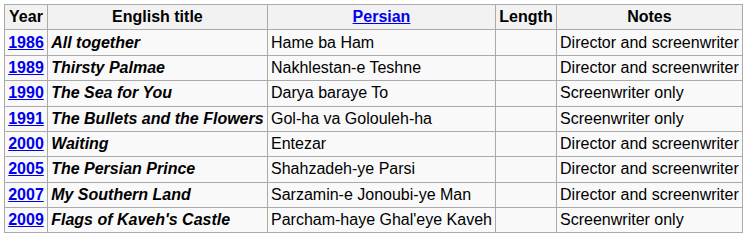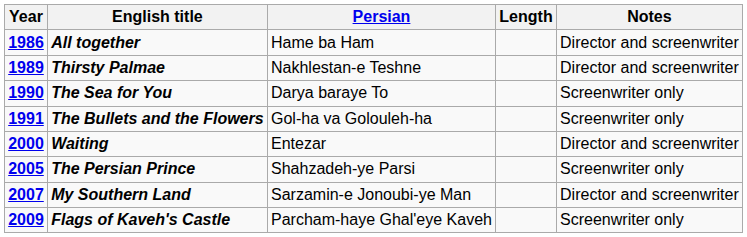(649, 169) Director and screenwriter -> (622, 169) Screenwriter only
